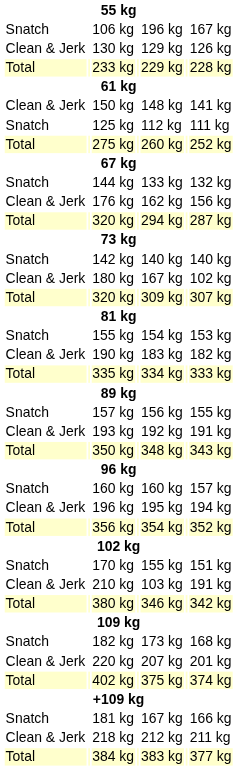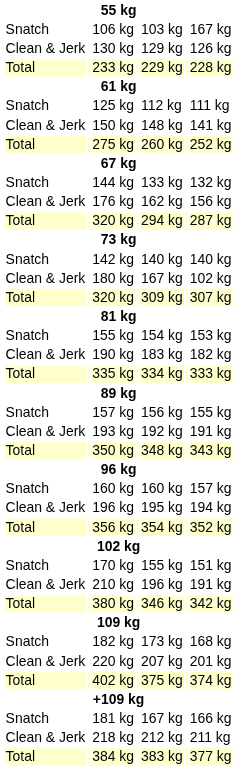(162, 29) 196 kg -> (162, 29) 103 kg
rows swapped: (27, 125) <-> (45, 106)
(162, 584) 103 kg -> (162, 584) 196 kg
